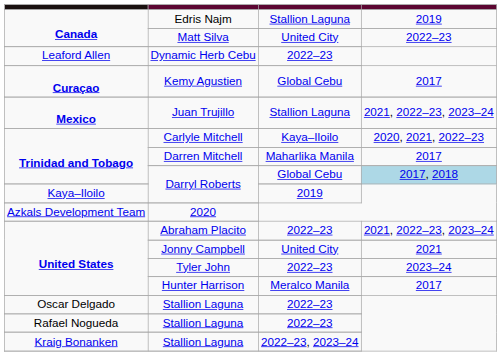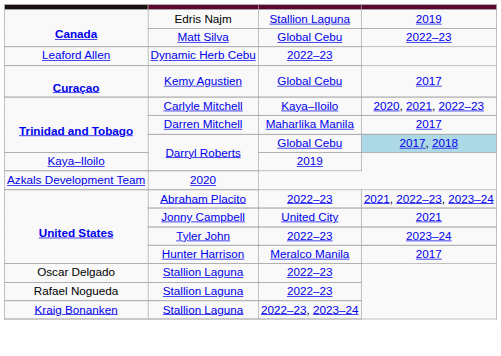(310, 37) United City -> (310, 37) Global Cebu
- row: (76, 119)
